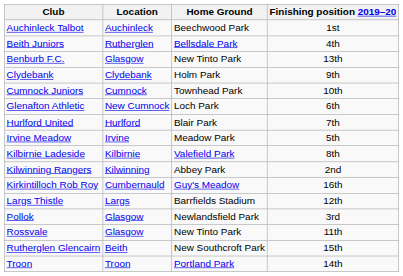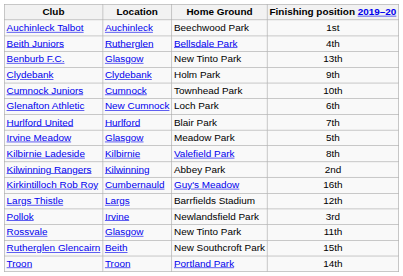(117, 138) Irvine -> (124, 138) Glasgow
(124, 216) Glasgow -> (117, 216) Irvine
